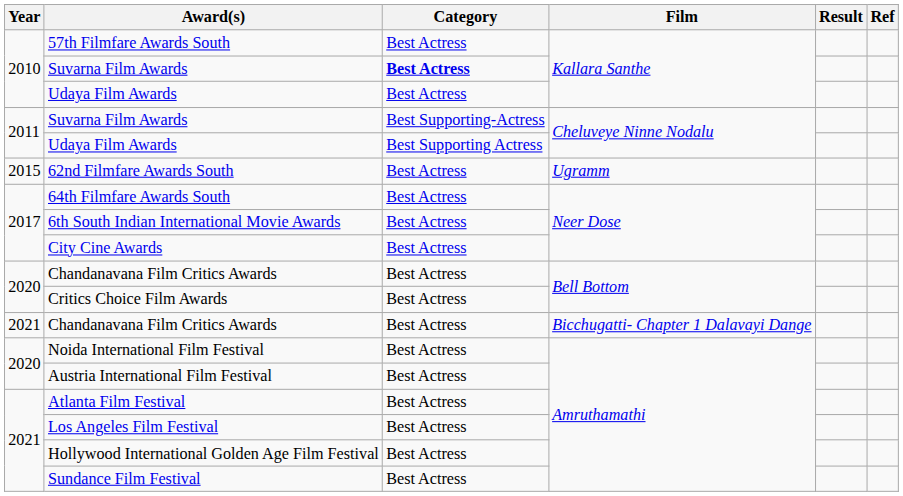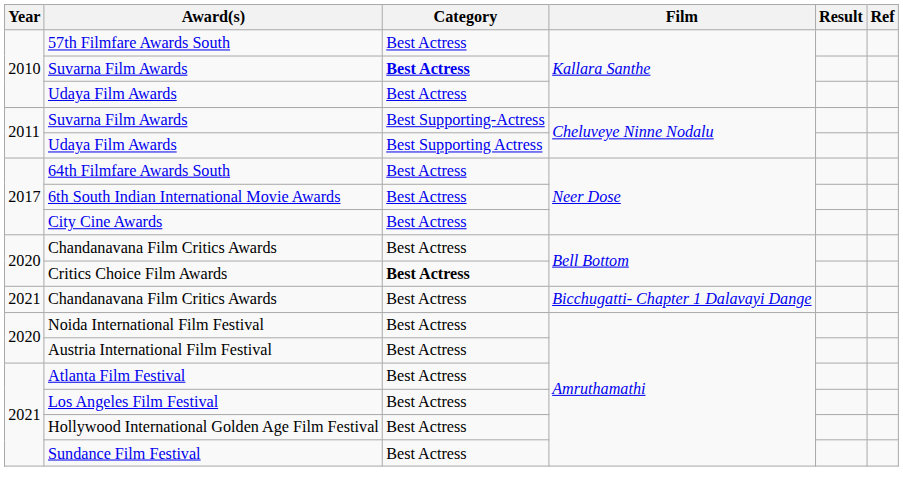- row: (141, 171)
(426, 299) normal -> (428, 273) bold
